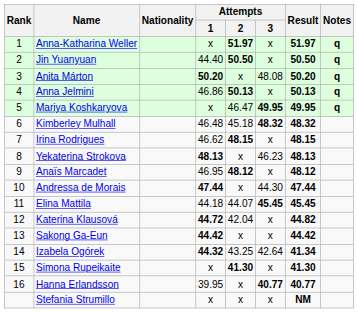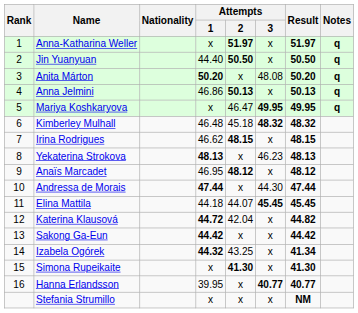(270, 252) 42.64 -> (270, 252) x
